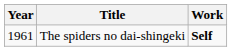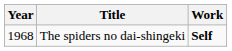(21, 35) 1961 -> (21, 35) 1968
